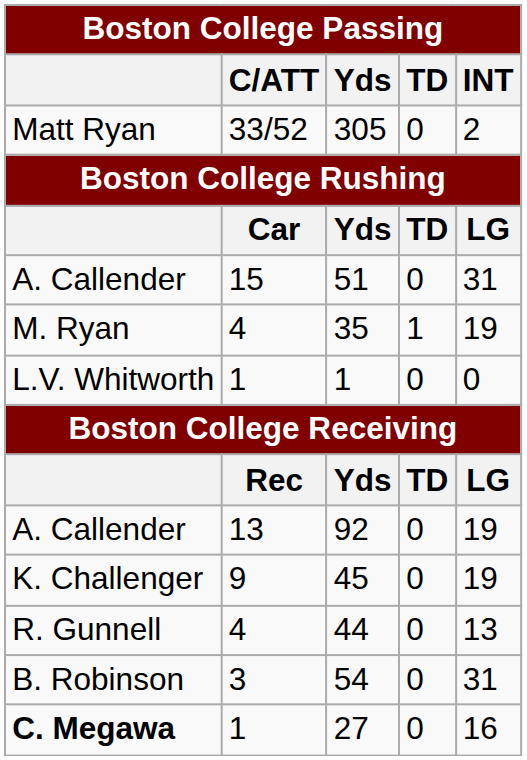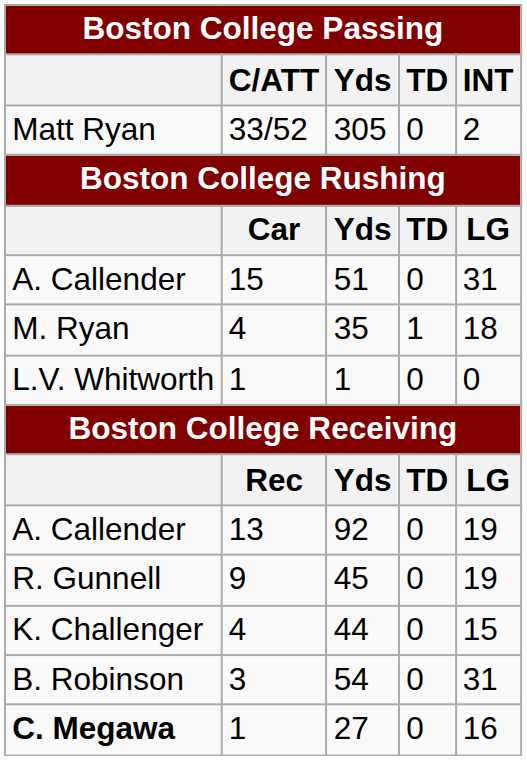(480, 329) 19 -> (480, 329) 18
(108, 579) K. Challenger -> (87, 579) R. Gunnell
(87, 629) R. Gunnell -> (108, 629) K. Challenger
(480, 629) 13 -> (480, 629) 15
